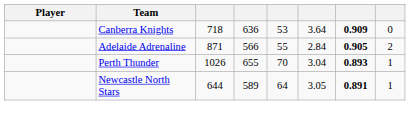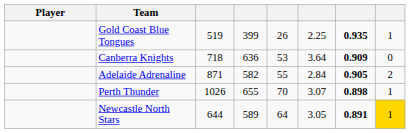+ row: (134, 35)
(251, 46) 566 -> (251, 74) 582
(317, 63) 3.04 -> (317, 91) 3.07
(356, 63) 0.893 -> (356, 91) 0.898
(390, 85) no background -> (390, 114) gold background
